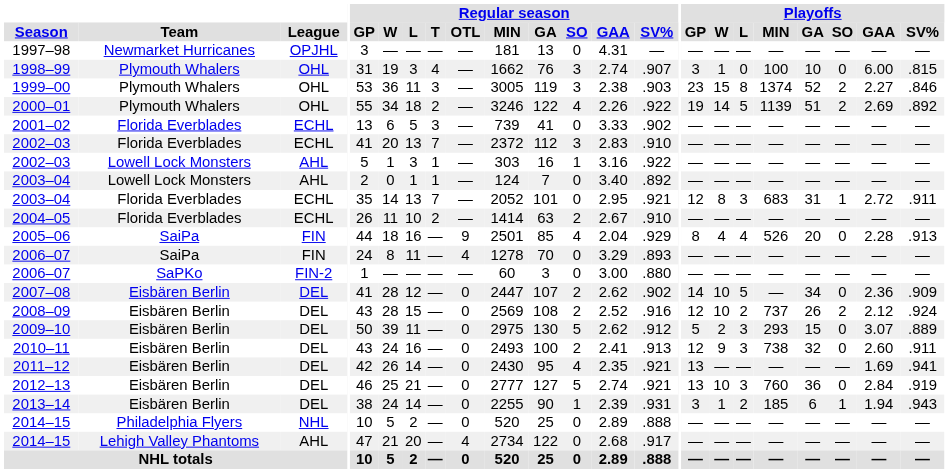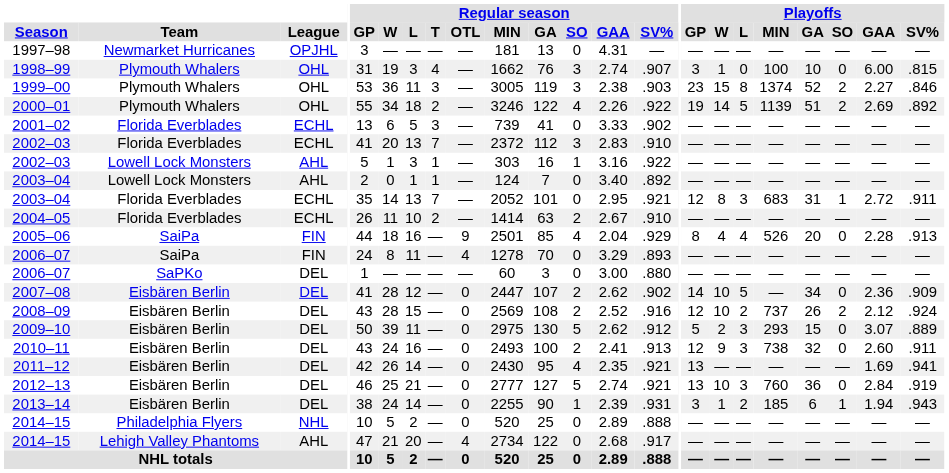(314, 273) FIN-2 -> (314, 273) DEL
